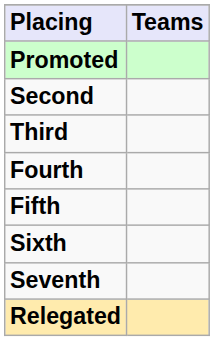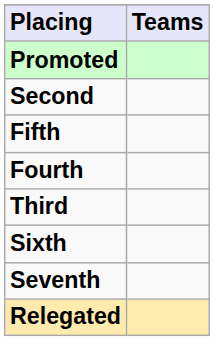rows swapped: (39, 133) <-> (35, 206)
